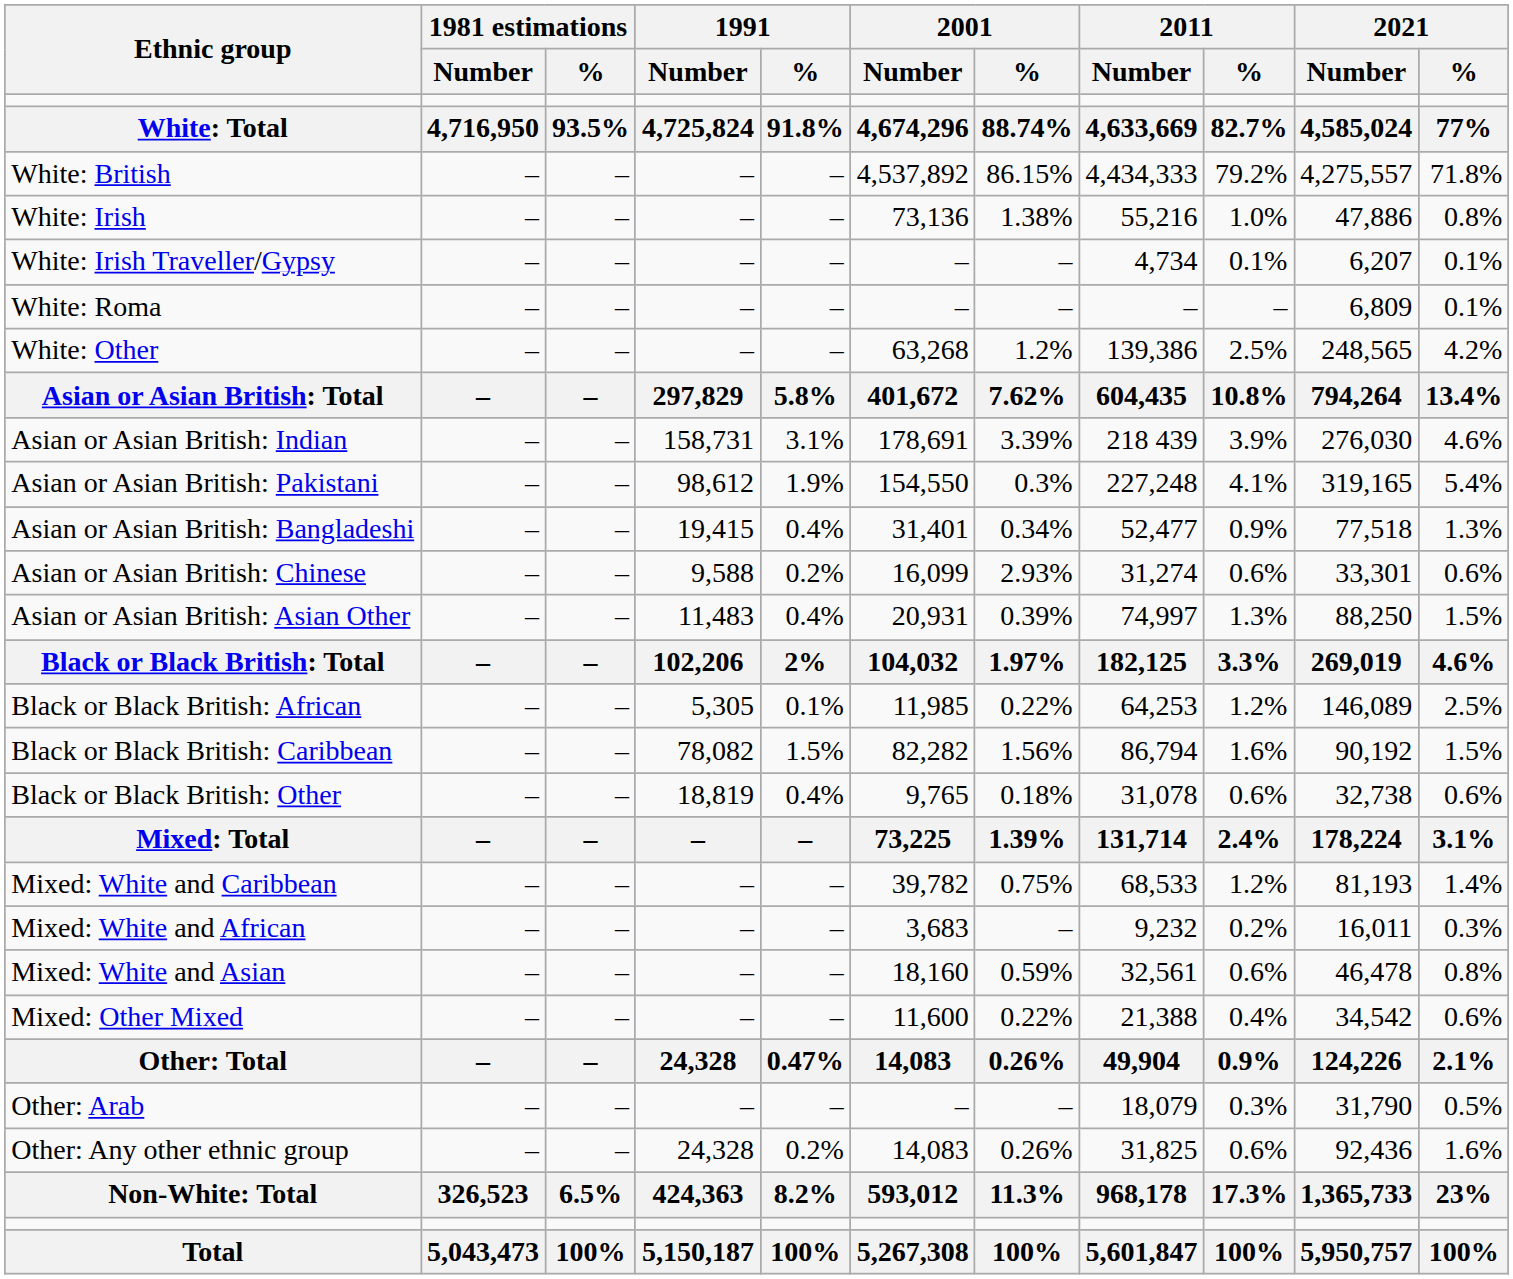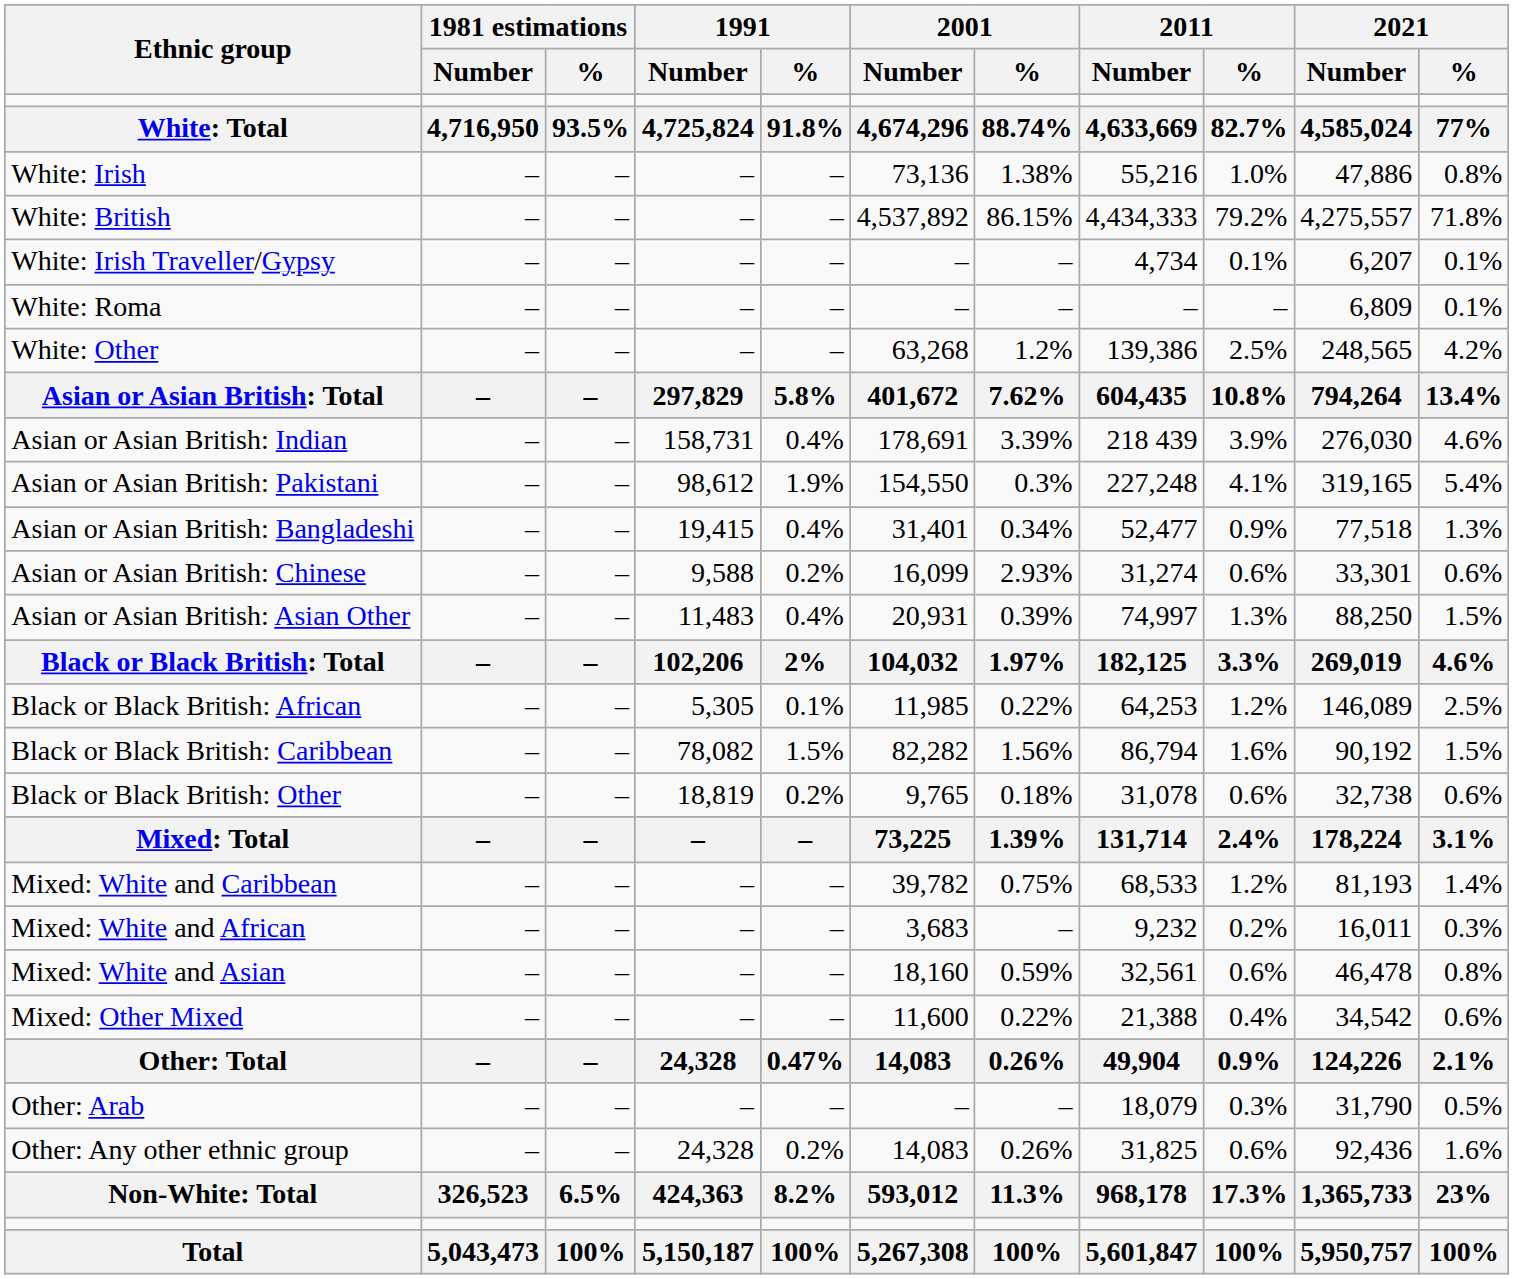rows swapped: (91, 172) <-> (79, 217)
(815, 439) 3.1% -> (815, 439) 0.4%
(815, 794) 0.4% -> (815, 794) 0.2%
